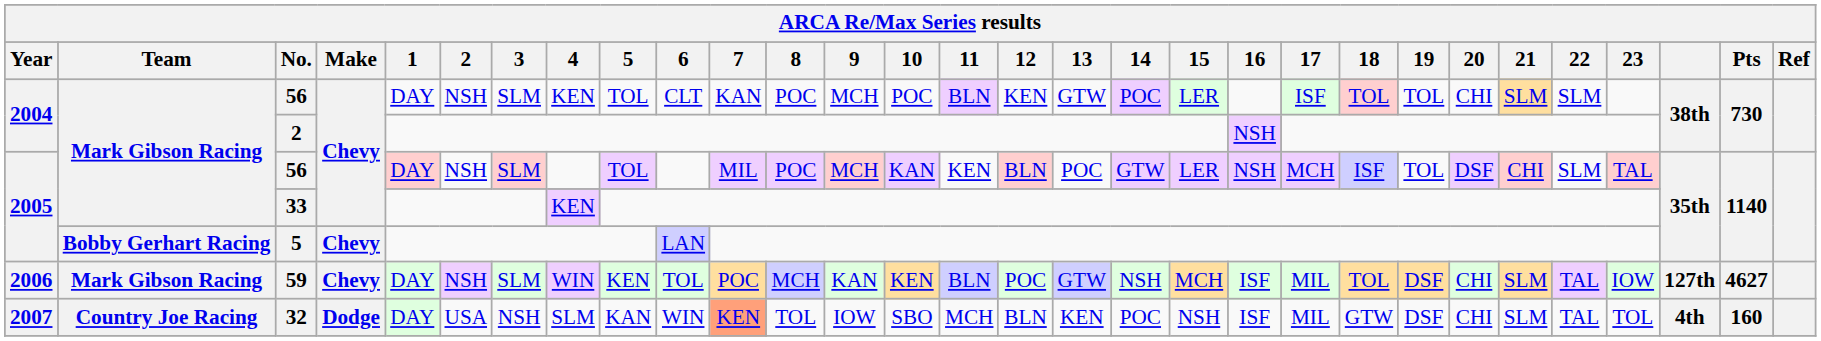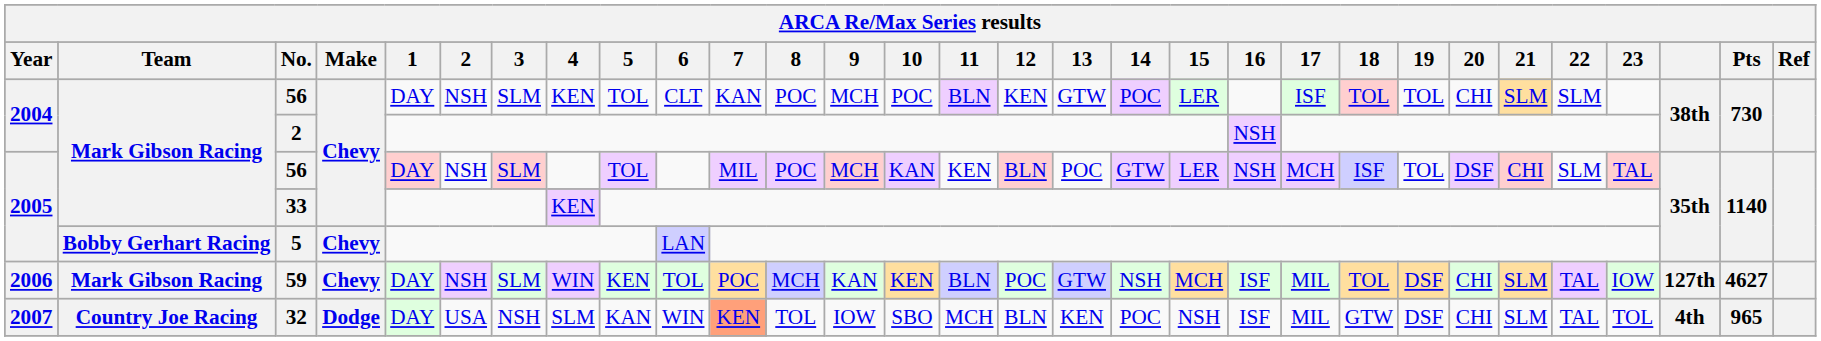(1747, 317) 160 -> (1747, 317) 965
